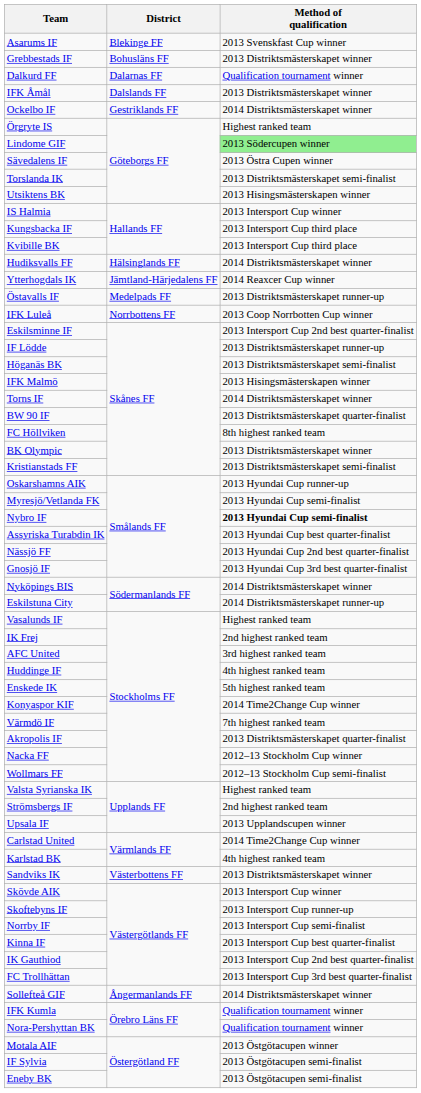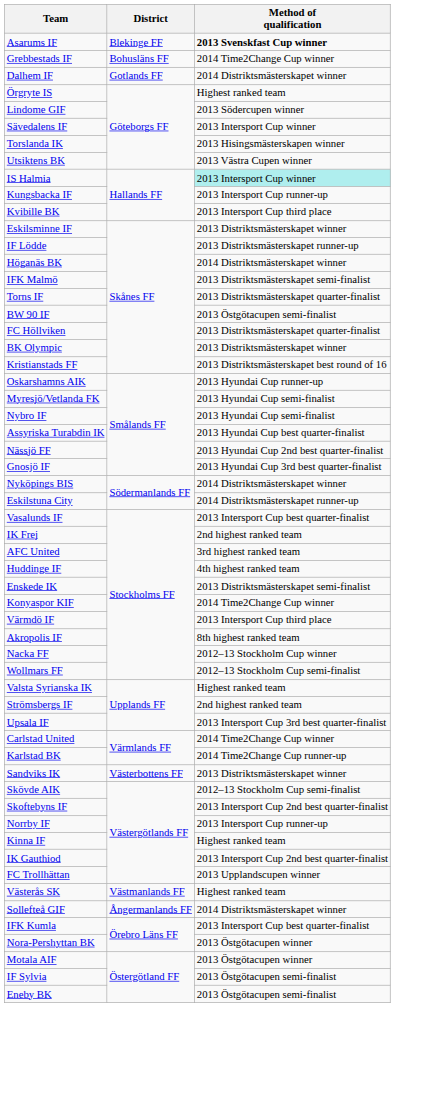(284, 42) normal -> (262, 42) bold
(297, 59) 2013 Distriktsmästerskapet winner -> (265, 59) 2014 Time2Change Cup winner
- row: (32, 76)
- row: (29, 93)
- row: (31, 110)
+ row: (30, 76)
(276, 144) lightgreen background -> (250, 110) no background
(278, 161) 2013 Östra Cupen winner -> (256, 127) 2013 Intersport Cup winner
(309, 178) 2013 Distriktsmästerskapet semi-finalist -> (271, 144) 2013 Hisingsmästerskapen winner
(296, 195) 2013 Hisingsmästerskapen winner -> (254, 161) 2013 Västra Cupen winner
(282, 212) no background -> (256, 178) paleturquoise background
(290, 229) 2013 Intersport Cup third place -> (262, 195) 2013 Intersport Cup runner-up
- row: (40, 263)
- row: (41, 280)
- row: (33, 297)
- row: (29, 314)
(318, 331) 2013 Intersport Cup 2nd best quarter-finalist -> (272, 229) 2013 Distriktsmästerskapet winner
(309, 365) 2013 Distriktsmästerskapet semi-finalist -> (272, 263) 2014 Distriktsmästerskapet winner
(296, 382) 2013 Hisingsmästerskapen winner -> (283, 280) 2013 Distriktsmästerskapet semi-finalist
(297, 399) 2014 Distriktsmästerskapet winner -> (288, 297) 2013 Distriktsmästerskapet quarter-finalist
(314, 416) 2013 Distriktsmästerskapet quarter-finalist -> (267, 314) 2013 Östgötacupen semi-finalist
(274, 433) 8th highest ranked team -> (288, 331) 2013 Distriktsmästerskapet quarter-finalist
(309, 467) 2013 Distriktsmästerskapet semi-finalist -> (292, 365) 2013 Distriktsmästerskapet best round of 16
(295, 518) bold -> (266, 416) normal
(267, 620) Highest ranked team -> (283, 518) 2013 Intersport Cup best quarter-finalist
(274, 688) 5th highest ranked team -> (283, 586) 2013 Distriktsmästerskapet semi-finalist
(274, 722) 7th highest ranked team -> (264, 620) 2013 Intersport Cup third place
(314, 739) 2013 Distriktsmästerskapet quarter-finalist -> (248, 637) 8th highest ranked team
(284, 824) 2013 Upplandscupen winner -> (292, 722) 2013 Intersport Cup 3rd best quarter-finalist
(274, 858) 4th highest ranked team -> (272, 756) 2014 Time2Change Cup runner-up
(282, 892) 2013 Intersport Cup winner -> (279, 790) 2012–13 Stockholm Cup semi-finalist
(288, 909) 2013 Intersport Cup runner-up -> (292, 807) 2013 Intersport Cup 2nd best quarter-finalist
(294, 926) 2013 Intersport Cup semi-finalist -> (262, 824) 2013 Intersport Cup runner-up
(309, 943) 2013 Intersport Cup best quarter-finalist -> (241, 841) Highest ranked team
(317, 977) 2013 Intersport Cup 3rd best quarter-finalist -> (258, 875) 2013 Upplandscupen winner
+ row: (33, 892)
(293, 1011) Qualification tournament winner -> (283, 926) 2013 Intersport Cup best quarter-finalist
(293, 1028) Qualification tournament winner -> (255, 943) 2013 Östgötacupen winner
